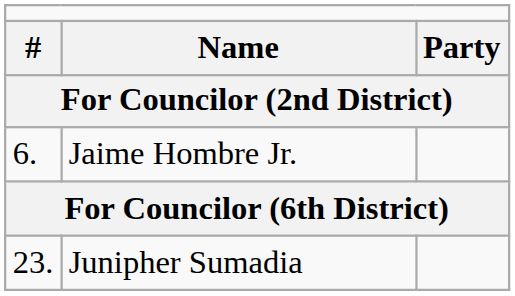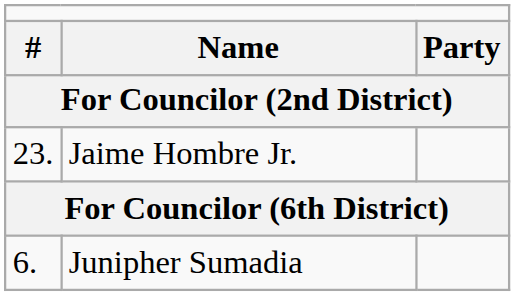(25, 154) 6. -> (33, 154) 23.
(33, 261) 23. -> (25, 261) 6.
